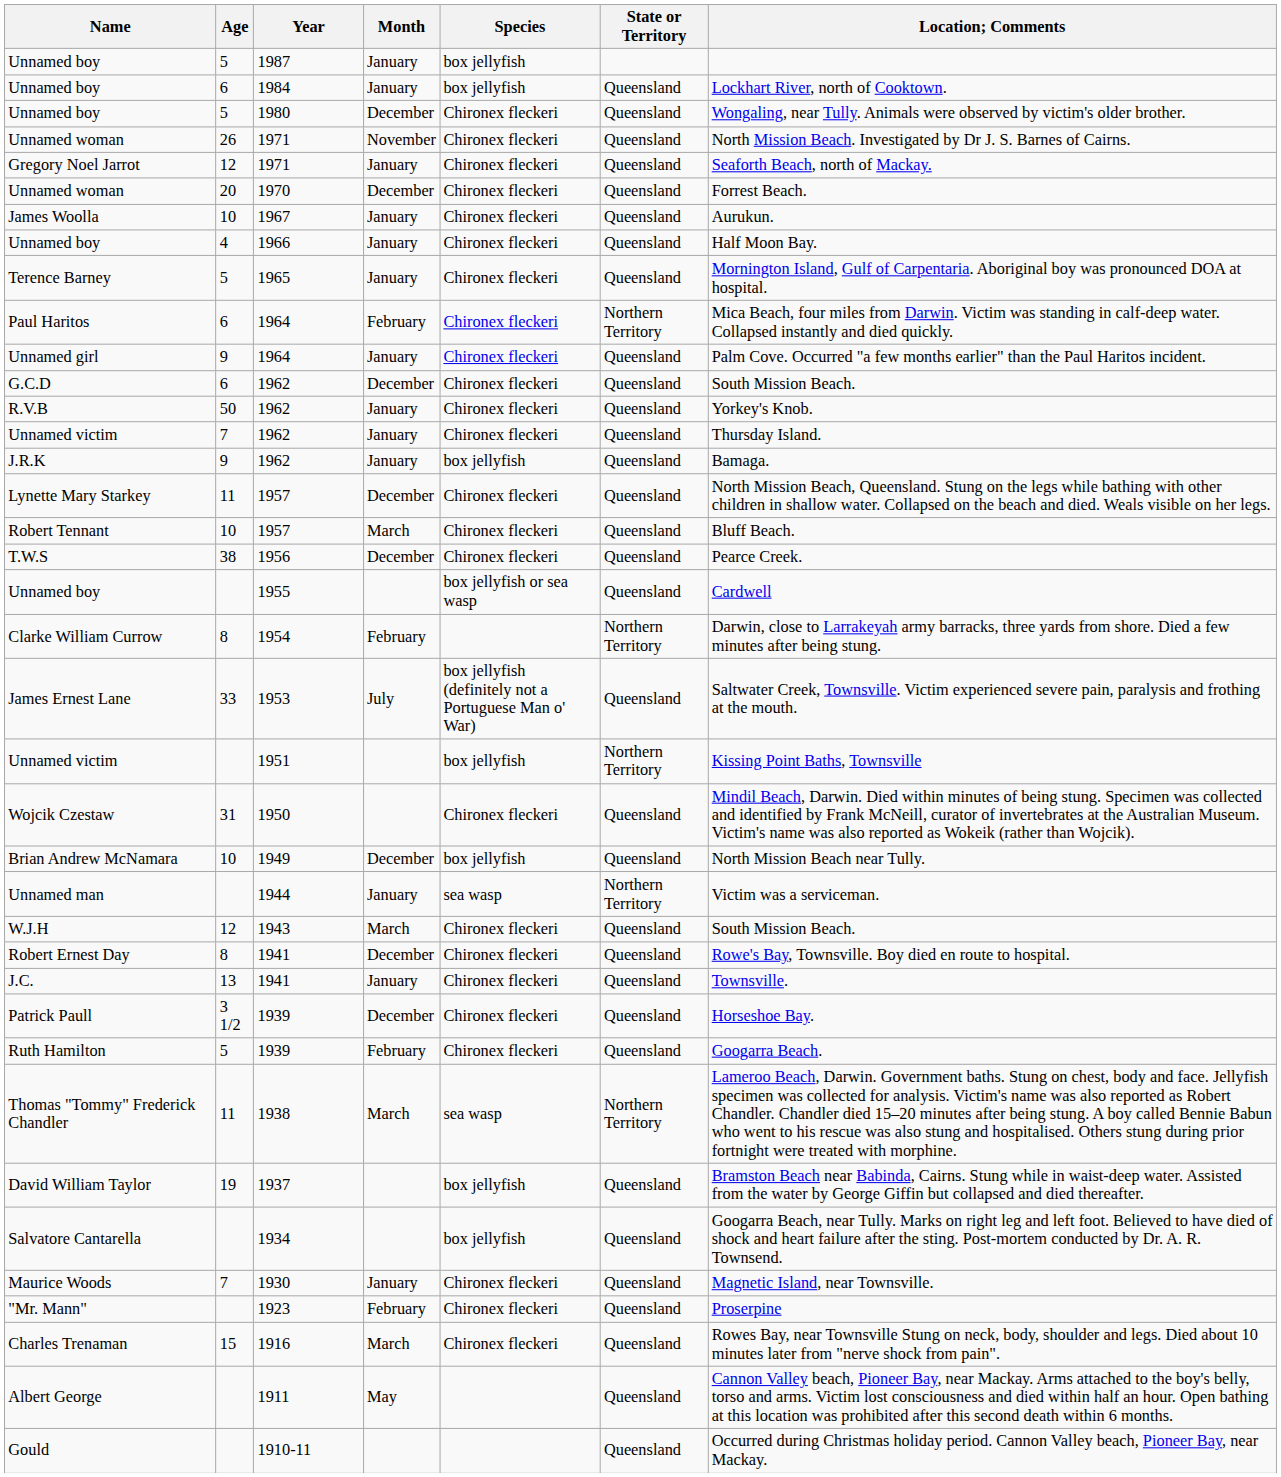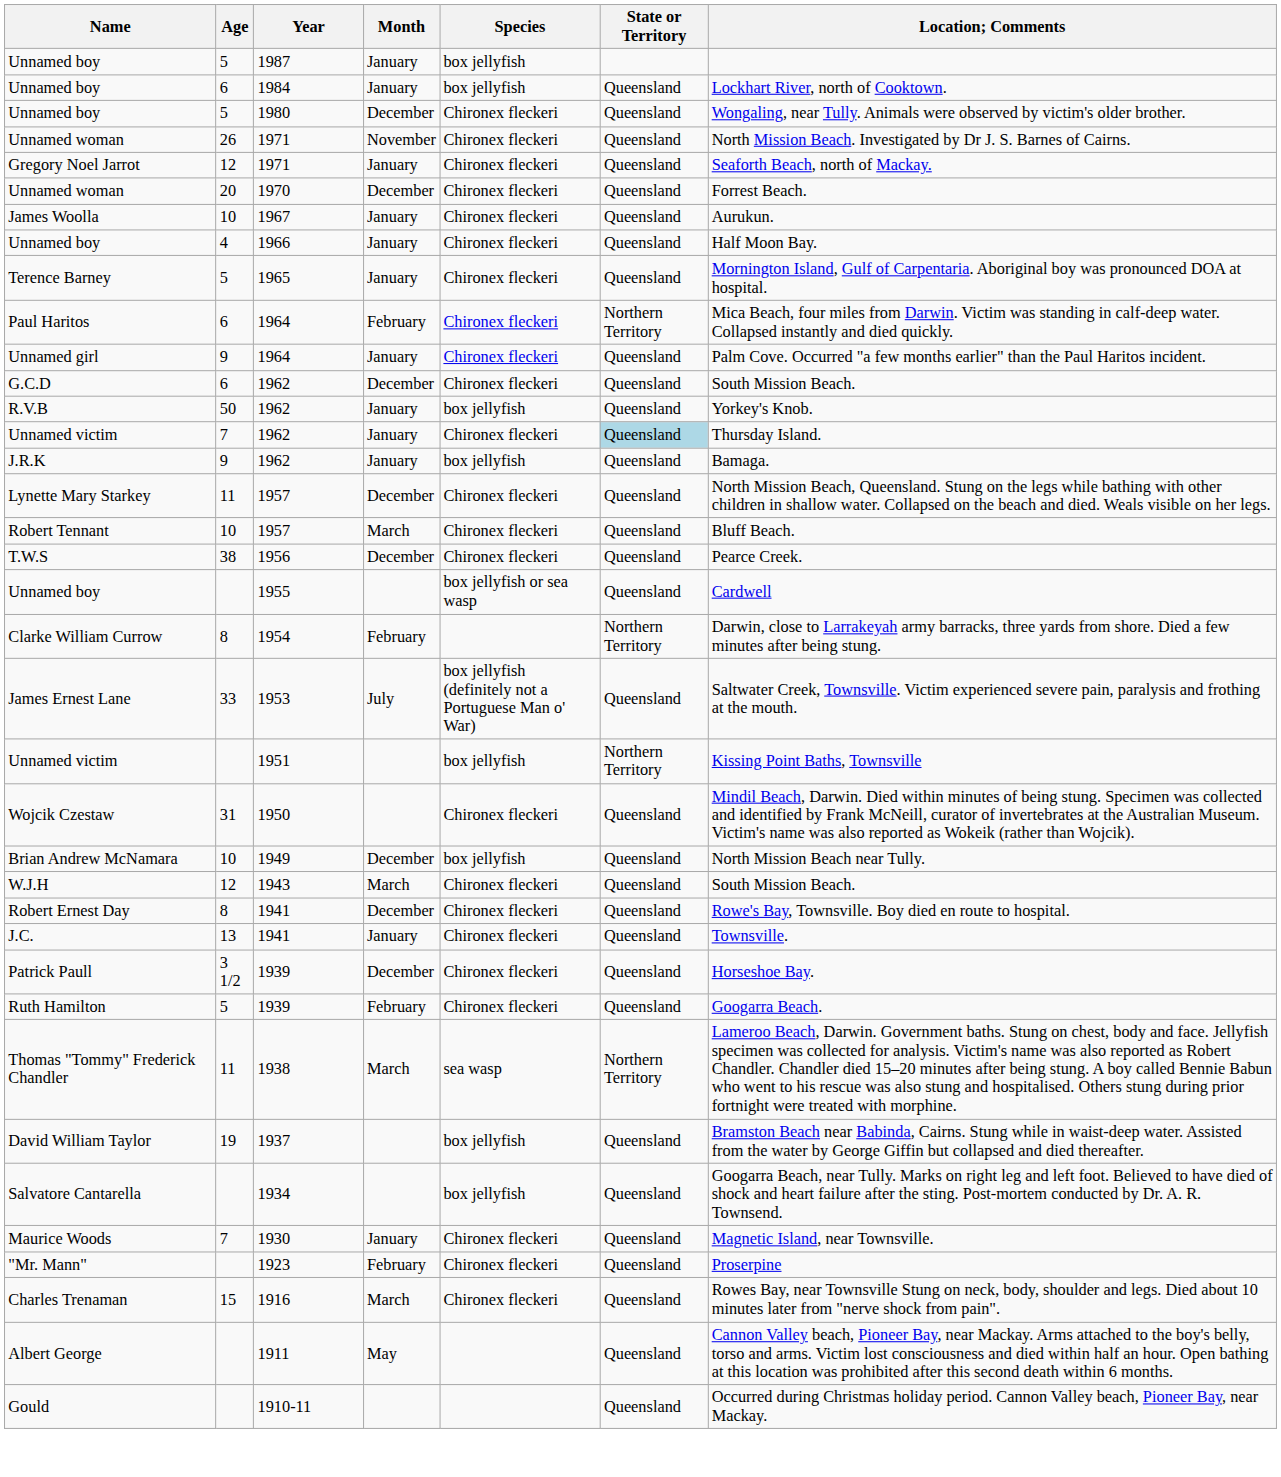(501, 408) Chironex fleckeri -> (484, 408) box jellyfish
(642, 434) no background -> (642, 434) lightblue background
- row: (56, 894)
